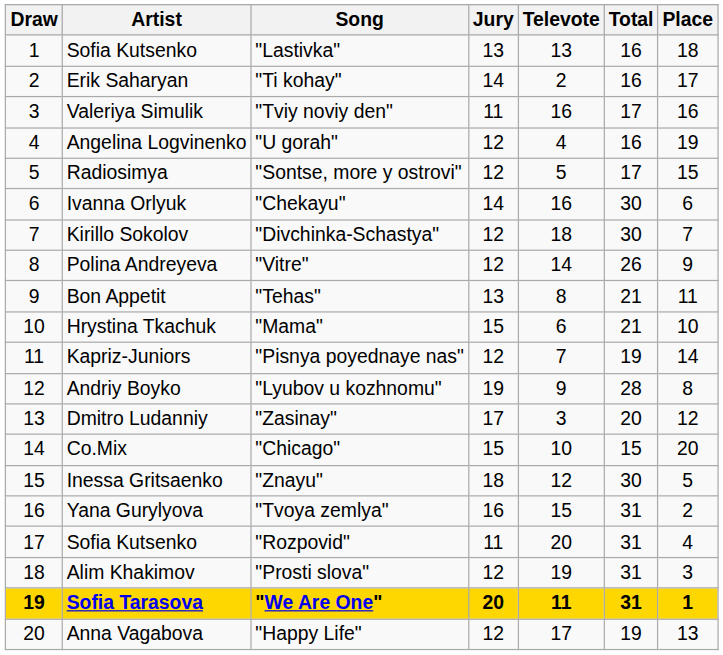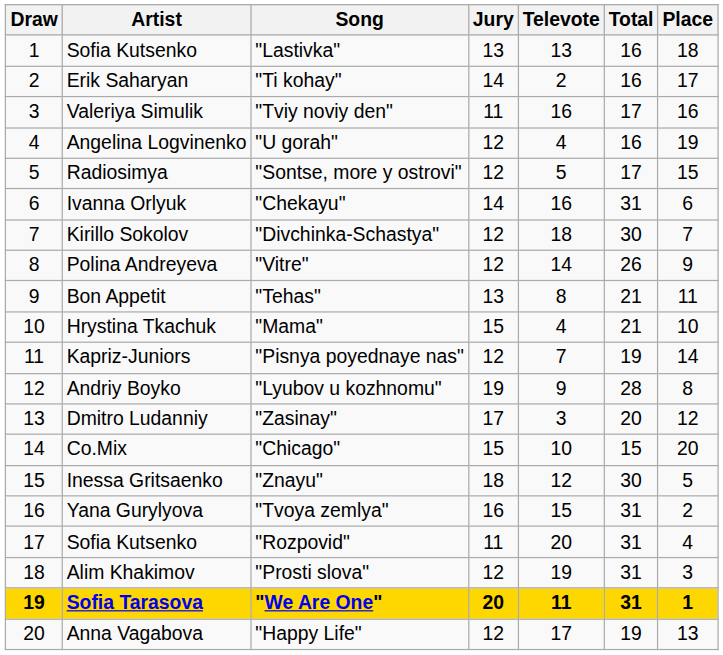(631, 204) 30 -> (631, 204) 31
(561, 326) 6 -> (561, 326) 4
